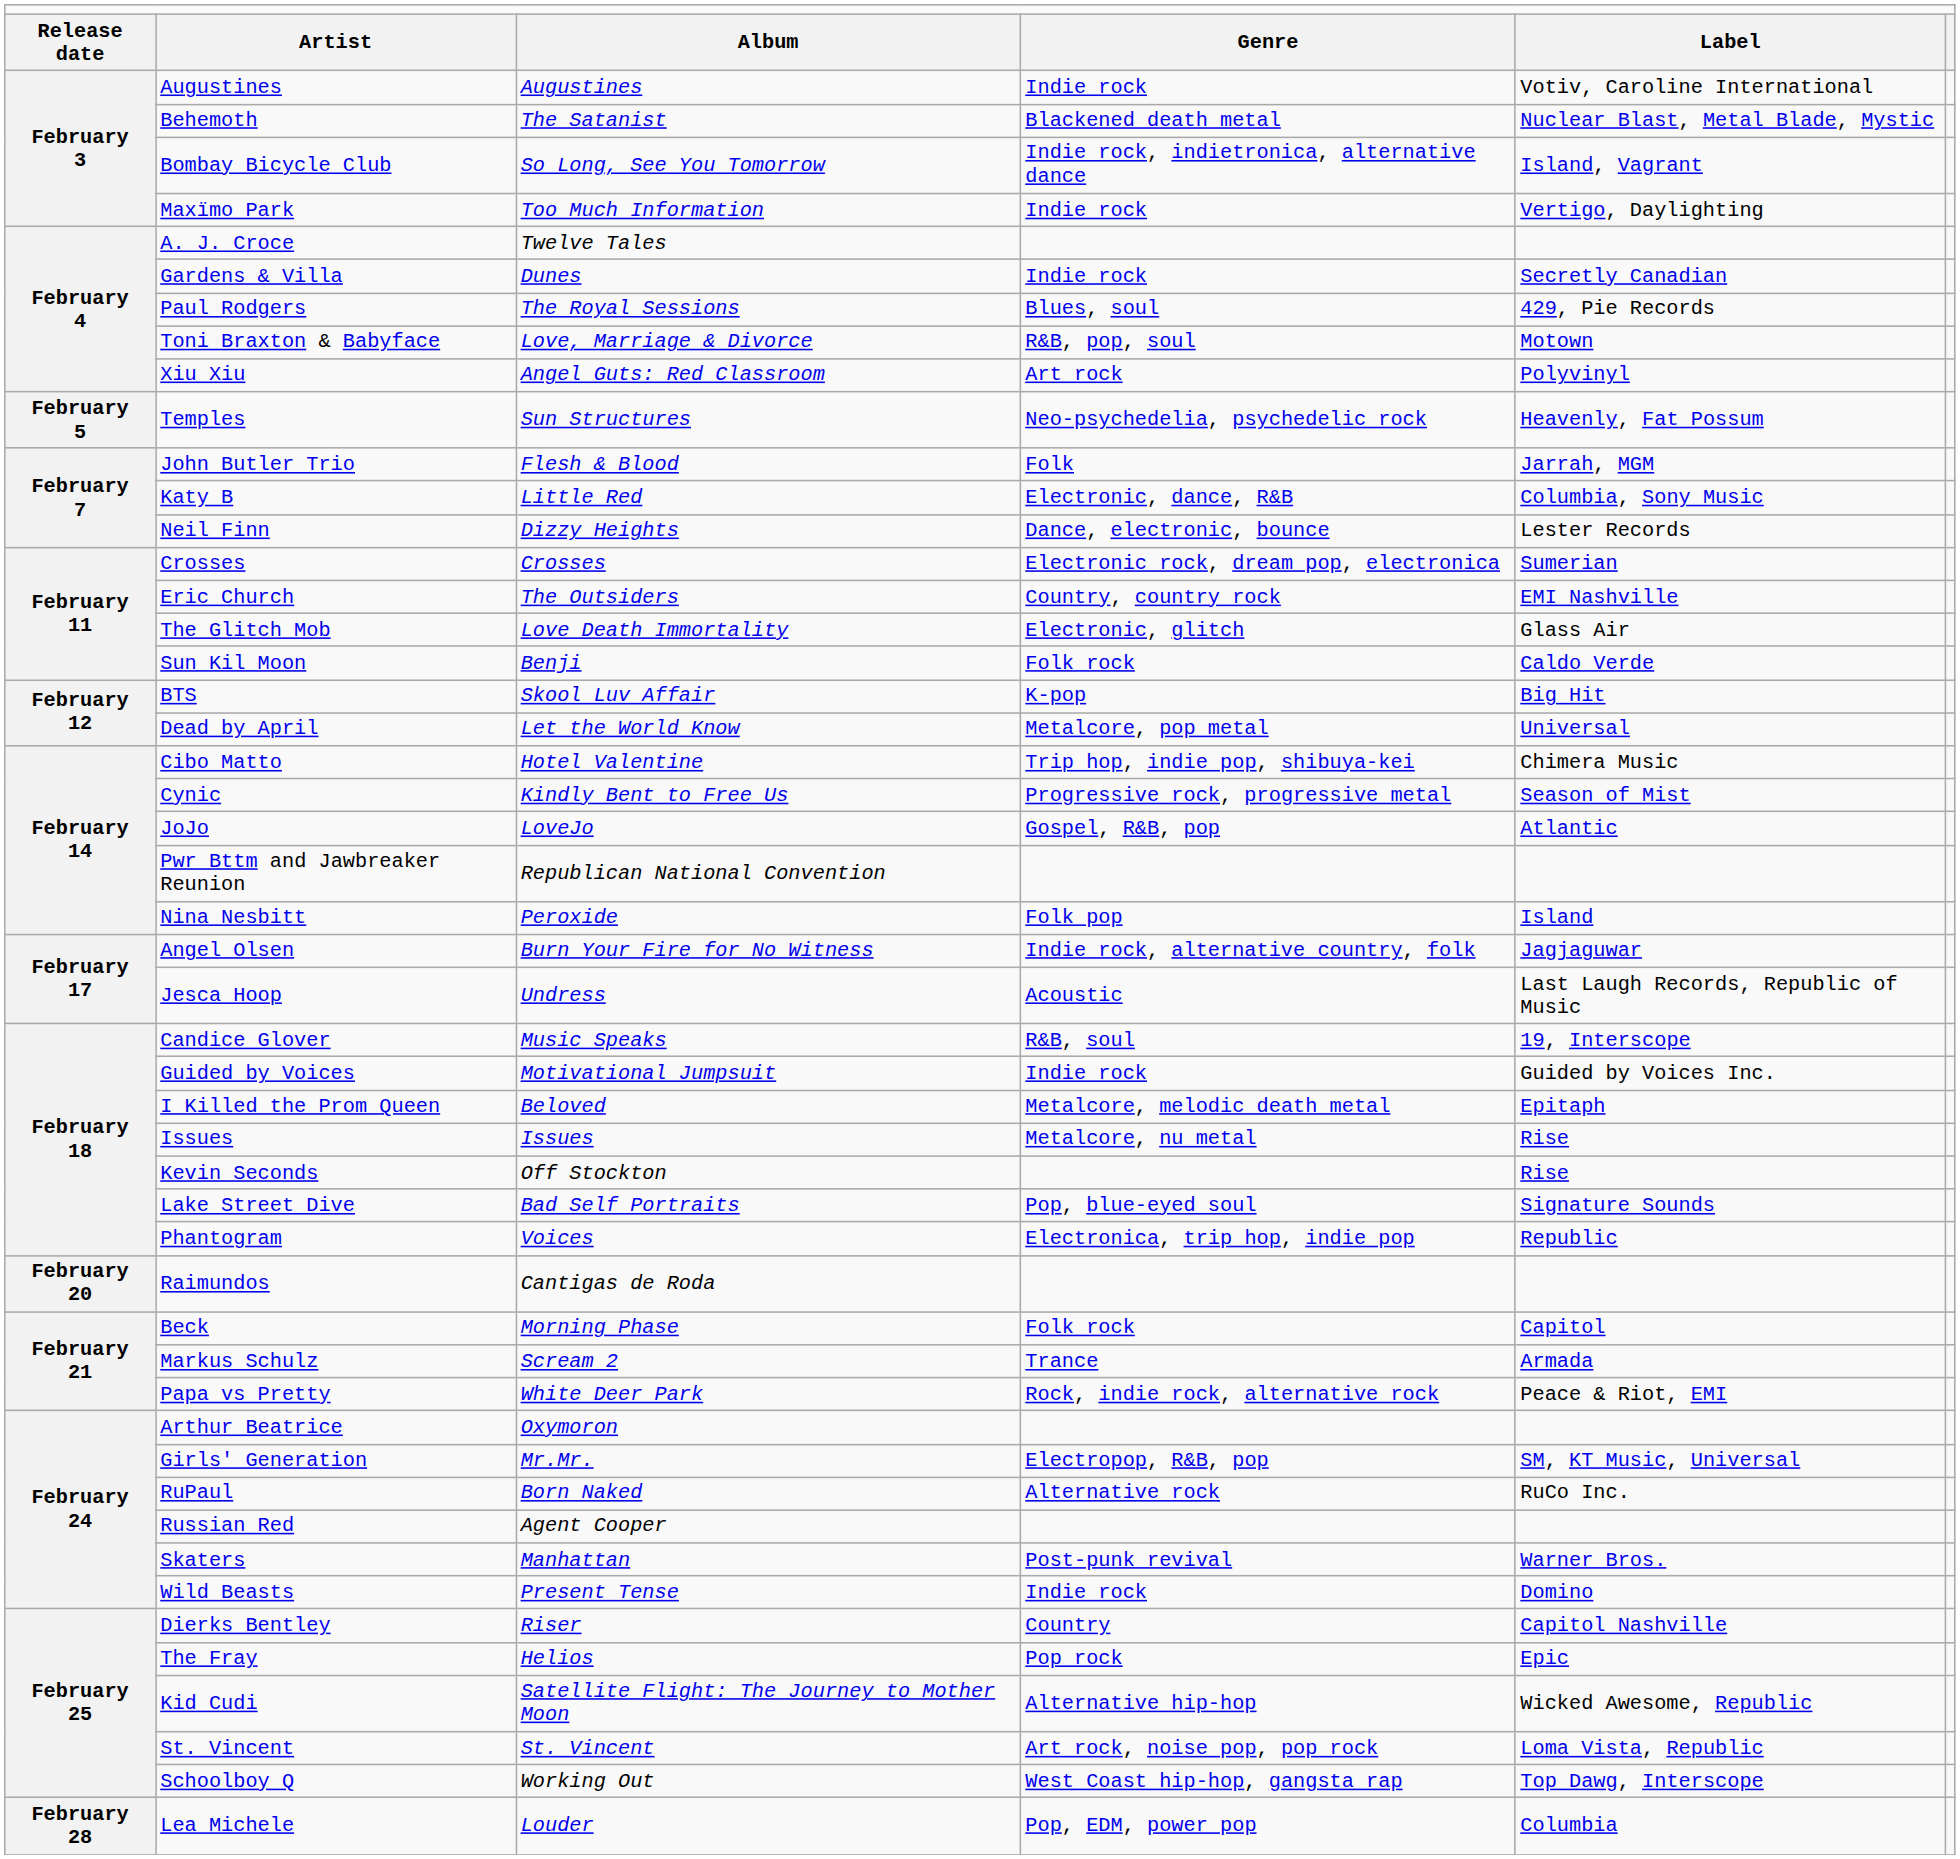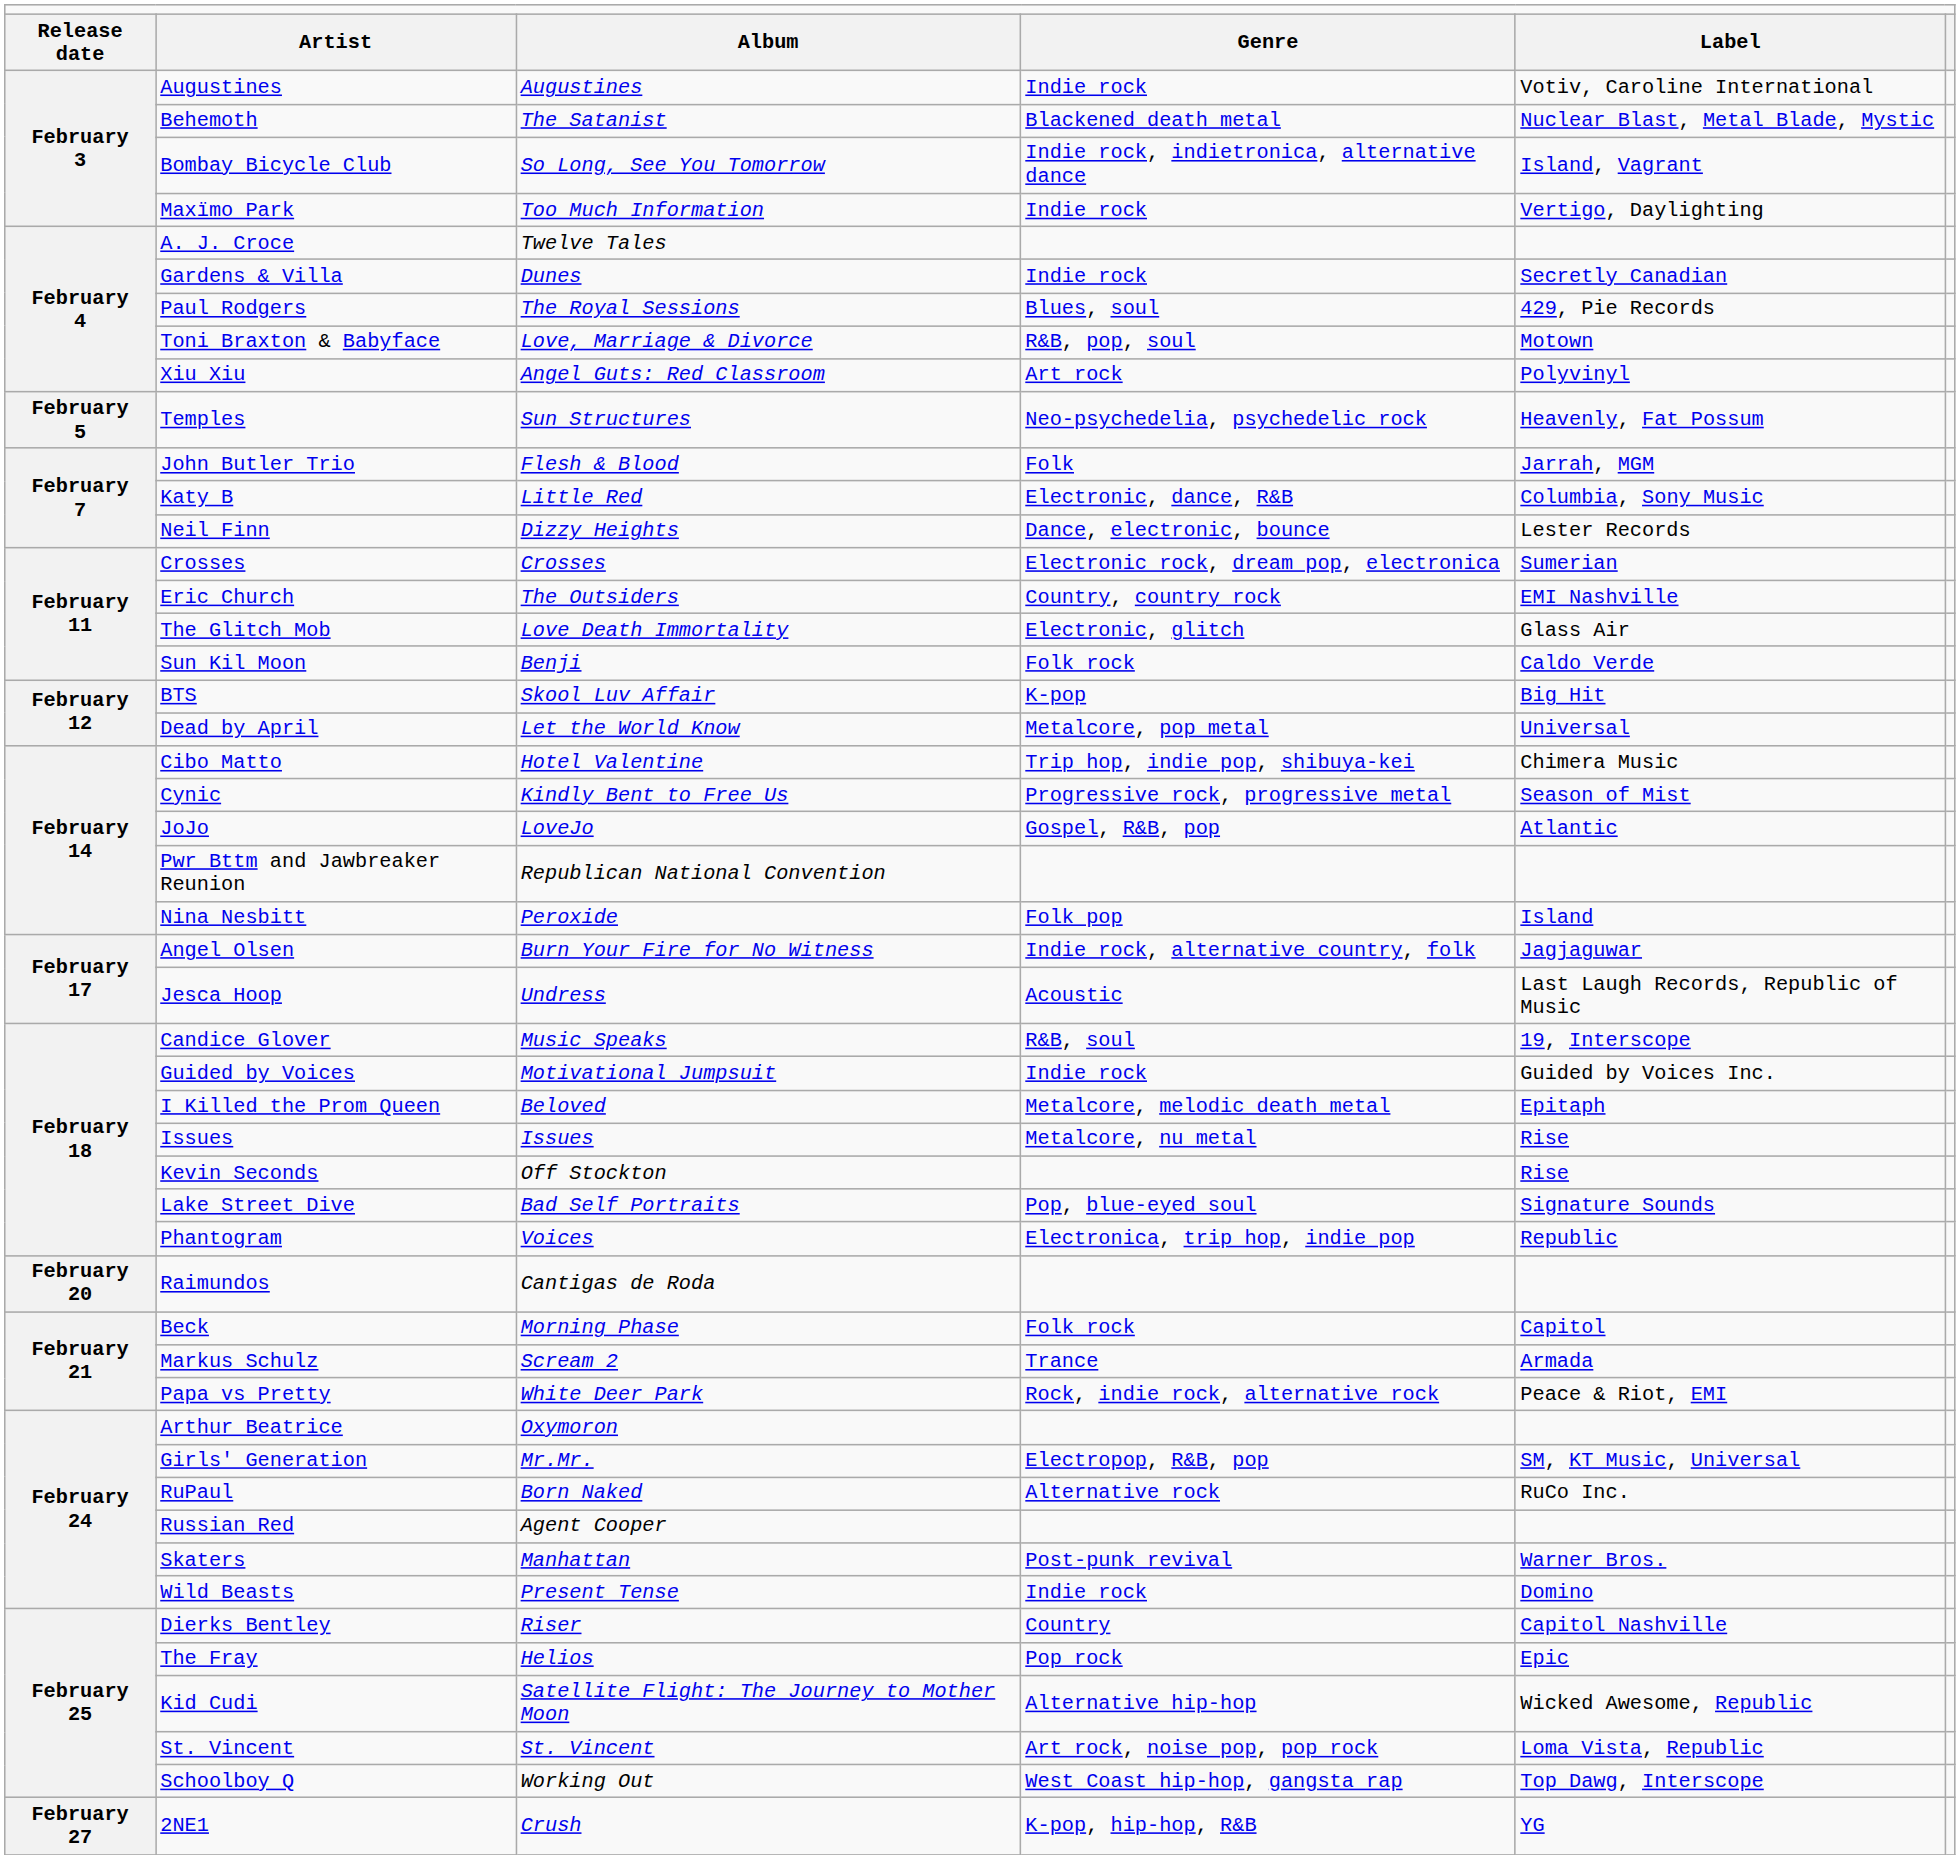+ row: (185, 1826)
- row: (227, 1826)
